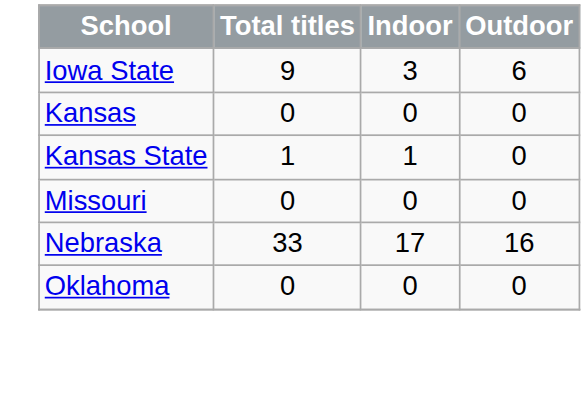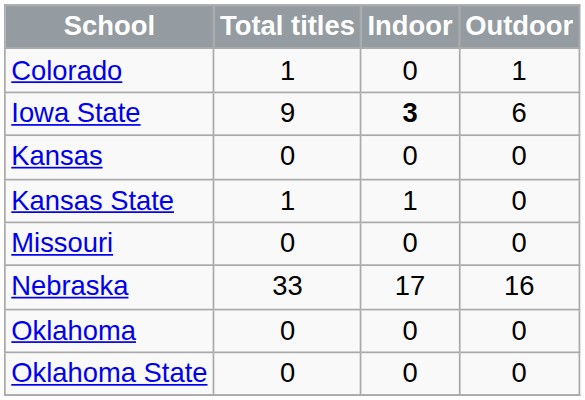+ row: (67, 69)
(410, 69) normal -> (410, 113) bold
+ row: (109, 373)
